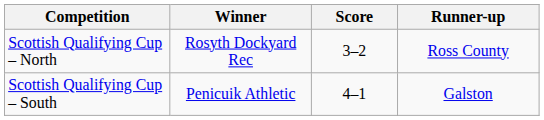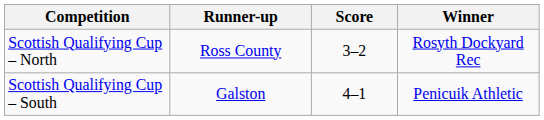columns swapped: (241, 17) <-> (468, 17)
